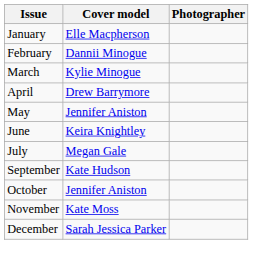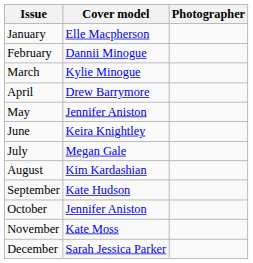+ row: (25, 170)
